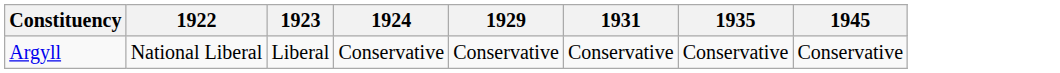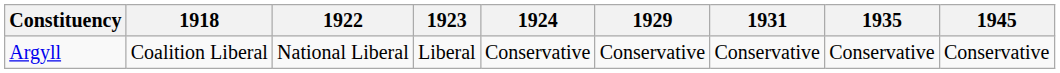+ column: (199, 20)
